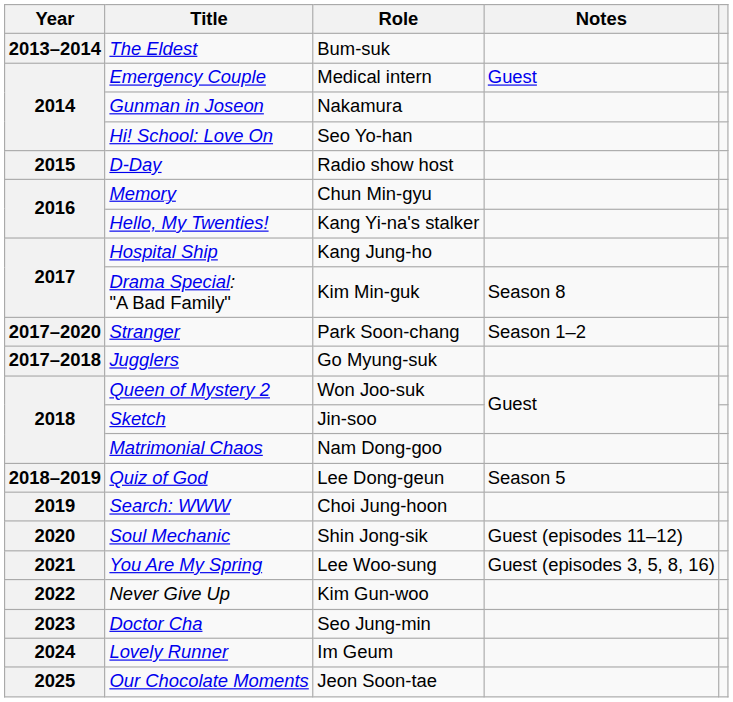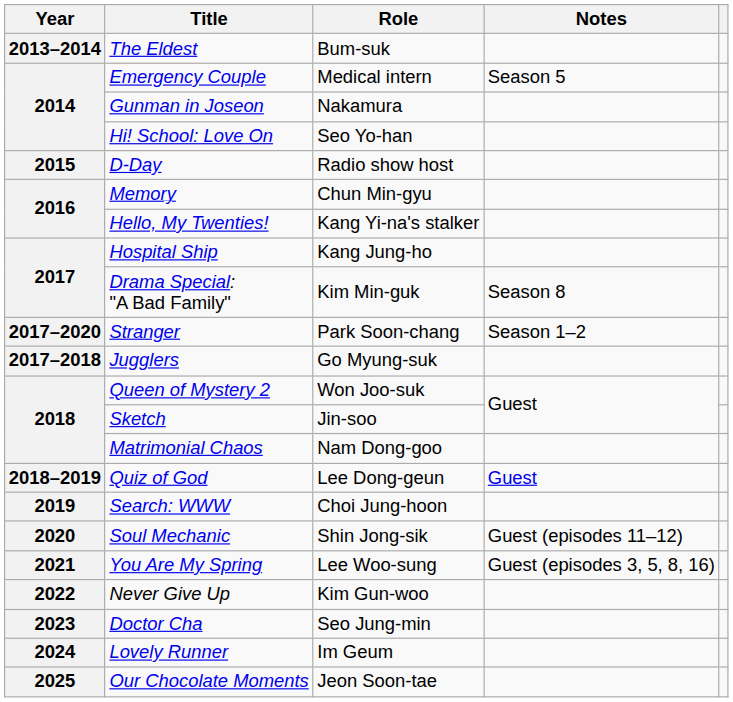(512, 77) Guest -> (527, 77) Season 5
(527, 477) Season 5 -> (512, 477) Guest
